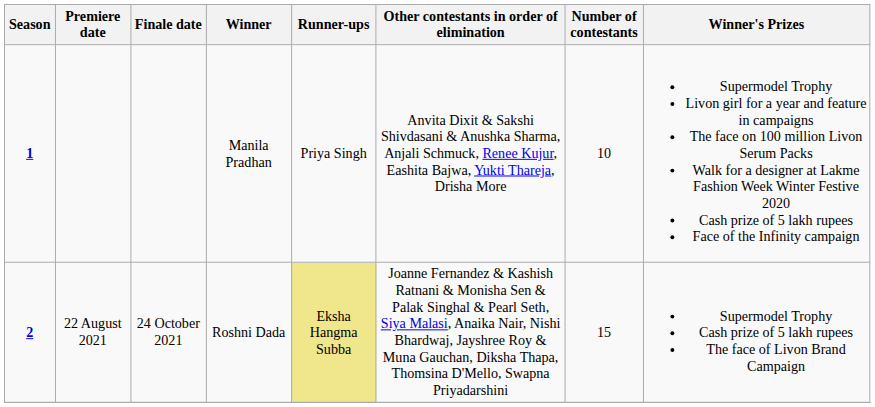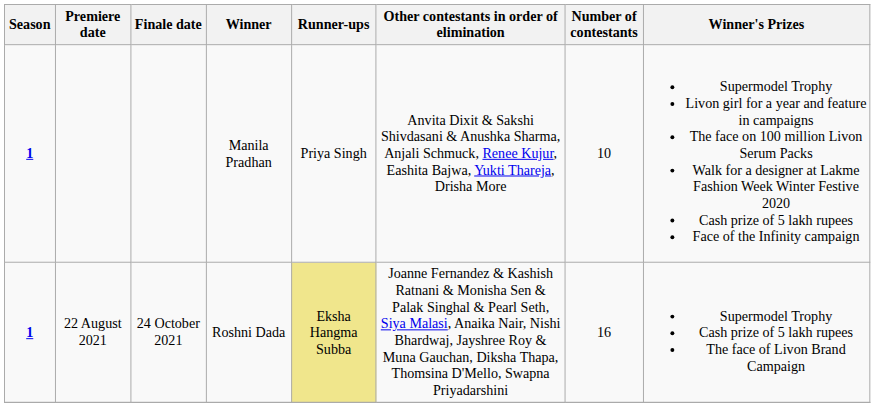(30, 332) 2 -> (30, 332) 1
(604, 332) 15 -> (604, 332) 16
